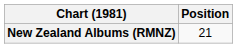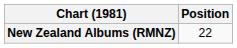(205, 33) 21 -> (205, 33) 22
